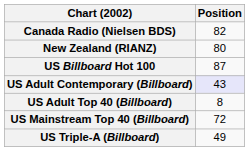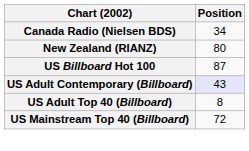(220, 31) 82 -> (220, 31) 34
- row: (100, 137)
